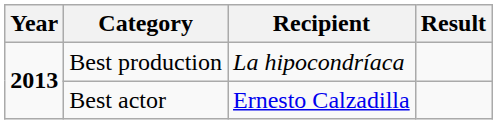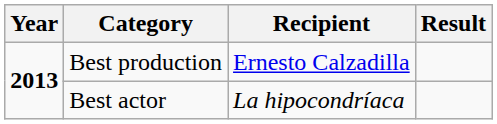(319, 61) La hipocondríaca -> (321, 61) Ernesto Calzadilla
(321, 99) Ernesto Calzadilla -> (319, 99) La hipocondríaca
